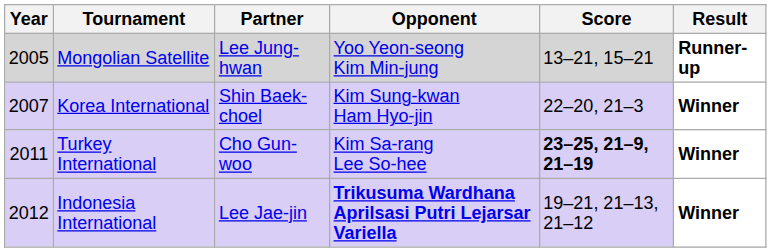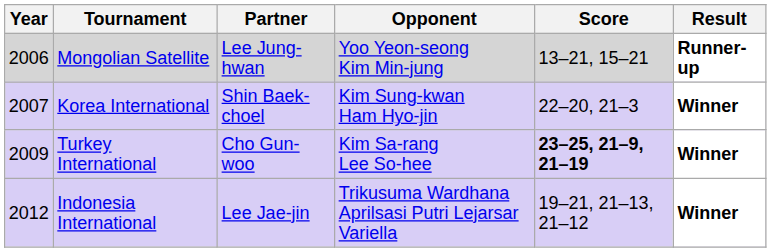(29, 58) 2005 -> (29, 58) 2006
(29, 155) 2011 -> (29, 155) 2009
(432, 213) bold -> (429, 213) normal
